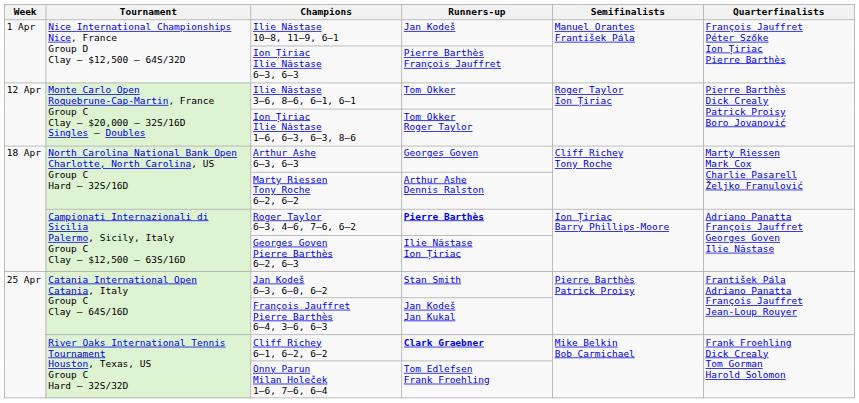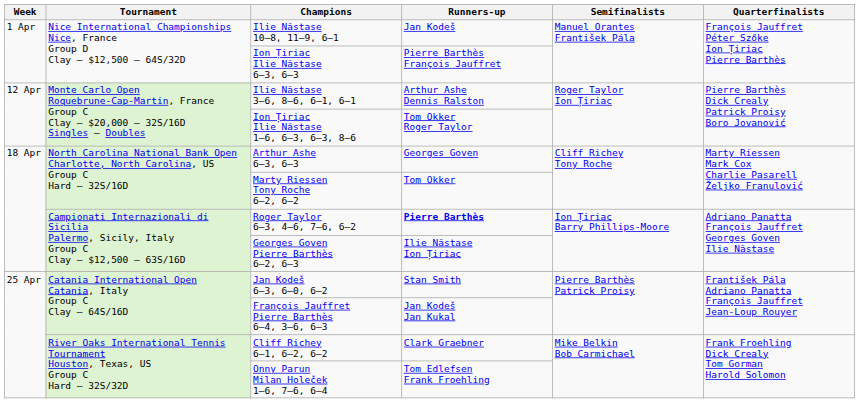(430, 91) Tom Okker -> (444, 96) Arthur Ashe Dennis Ralston
(444, 185) Arthur Ashe Dennis Ralston -> (430, 180) Tom Okker
(444, 343) bold -> (444, 343) normal
